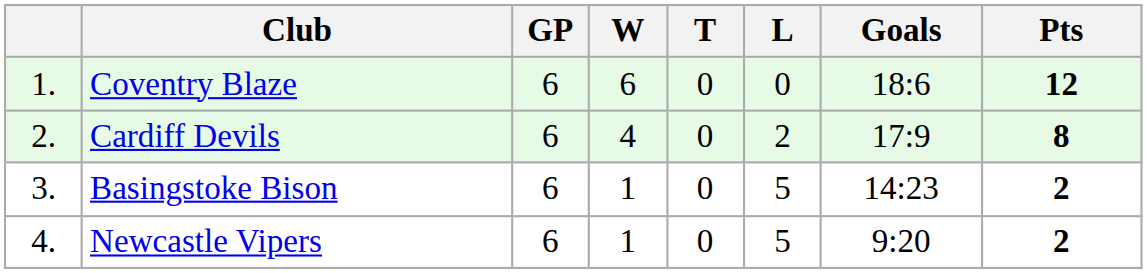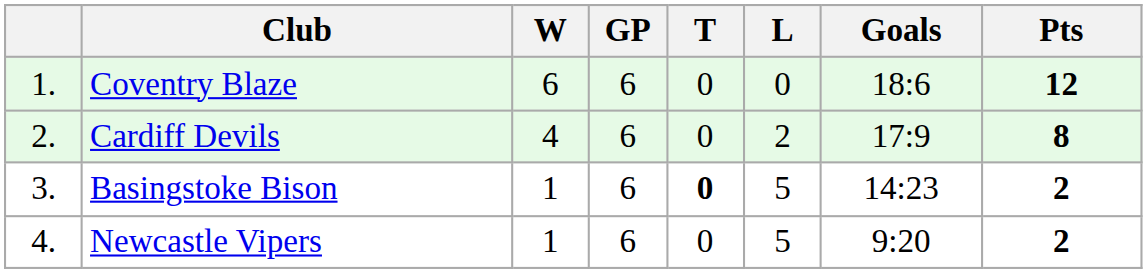columns swapped: (550, 30) <-> (628, 30)
(705, 188) normal -> (705, 188) bold
